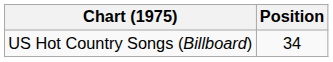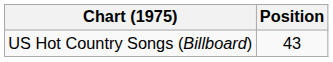(292, 43) 34 -> (292, 43) 43
